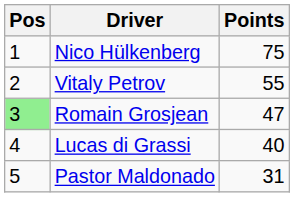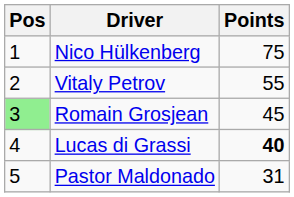(273, 114) 47 -> (273, 114) 45
(273, 146) normal -> (273, 146) bold
